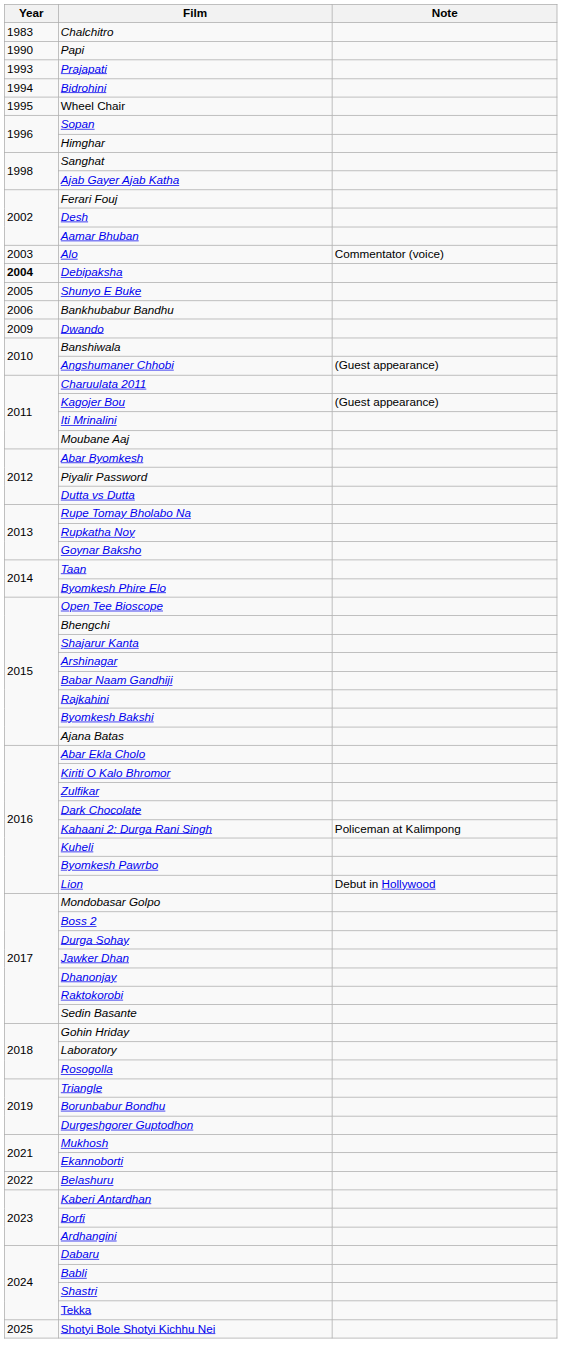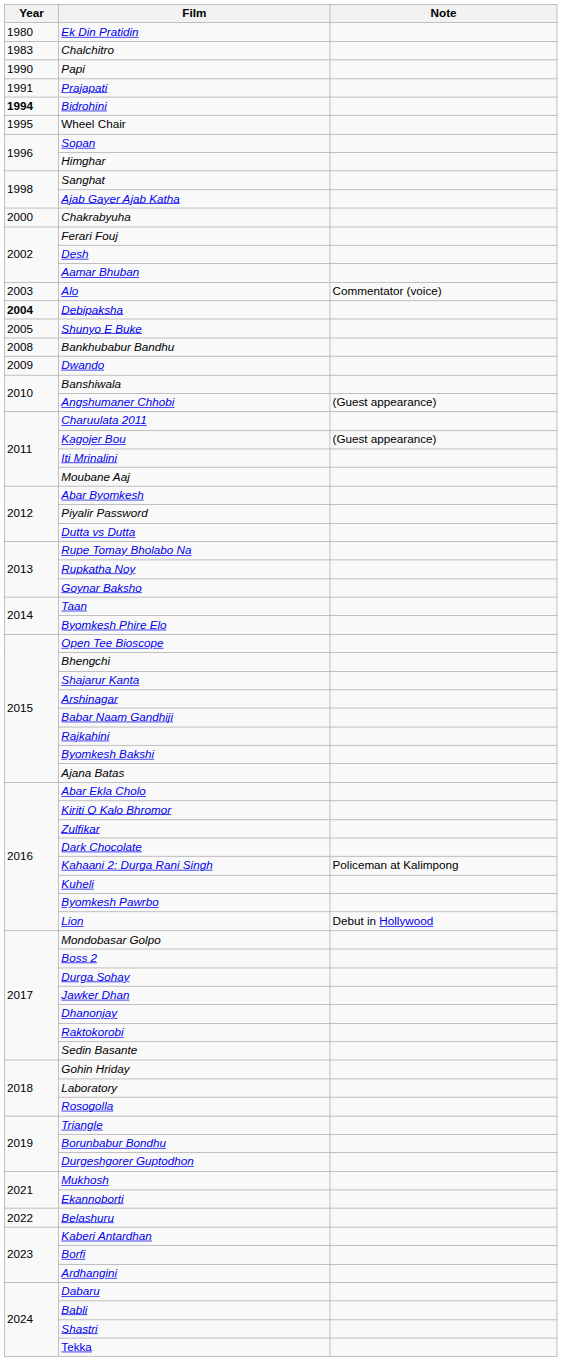+ row: (100, 32)
(20, 69) 1993 -> (20, 87) 1991
(20, 87) normal -> (20, 106) bold
+ row: (96, 217)
(20, 310) 2006 -> (20, 347) 2008
- row: (138, 1328)
